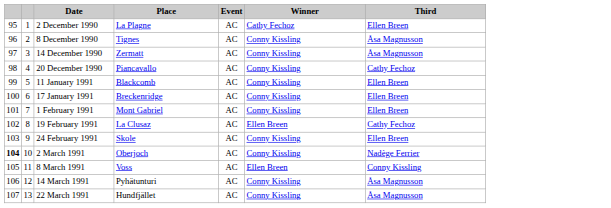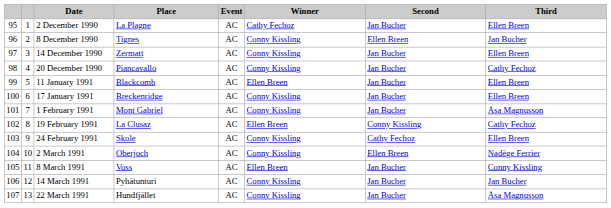+ column: (425, 11)
(395, 39) Åsa Magnusson -> (507, 39) Jan Bucher
(395, 53) Åsa Magnusson -> (508, 53) Ellen Breen
(274, 82) Conny Kissling -> (267, 82) Ellen Breen
(388, 110) Ellen Breen -> (516, 110) Åsa Magnusson
(13, 153) bold -> (13, 153) normal
(395, 181) Åsa Magnusson -> (507, 181) Jan Bucher
